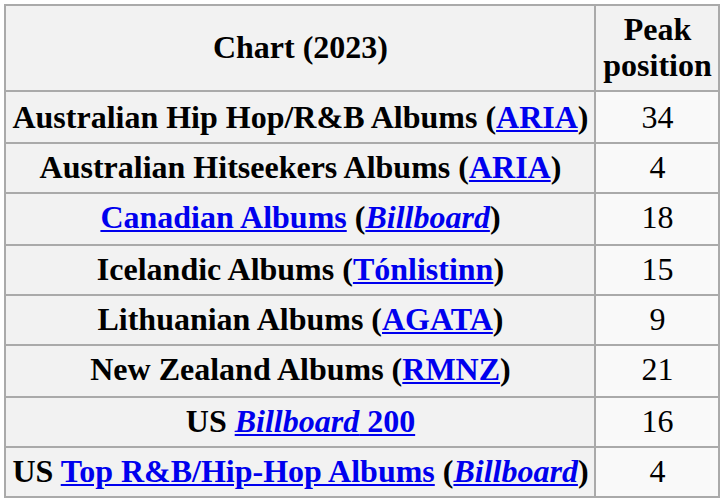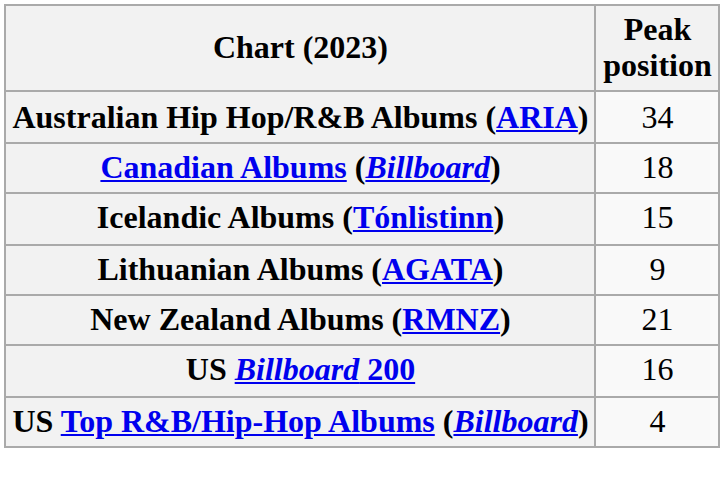- row: (300, 167)
